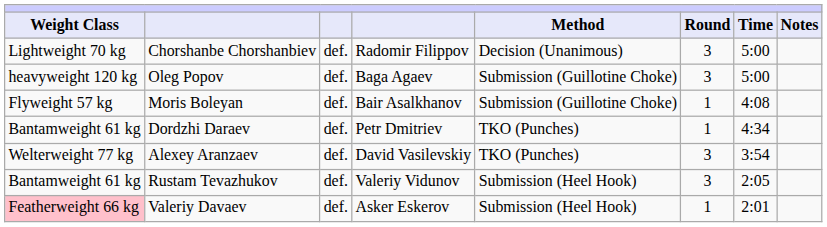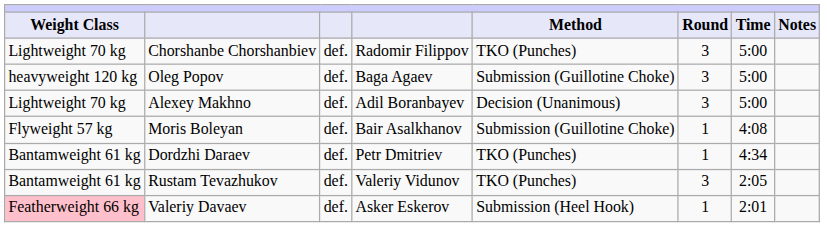(551, 51) Decision (Unanimous) -> (526, 51) TKO (Punches)
+ row: (200, 103)
- row: (203, 155)
(558, 181) Submission (Heel Hook) -> (526, 181) TKO (Punches)
